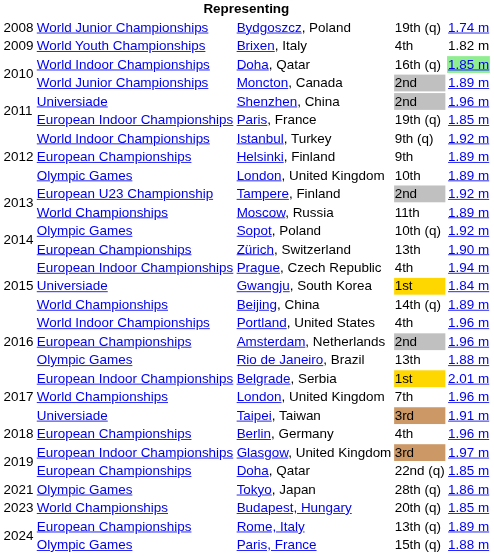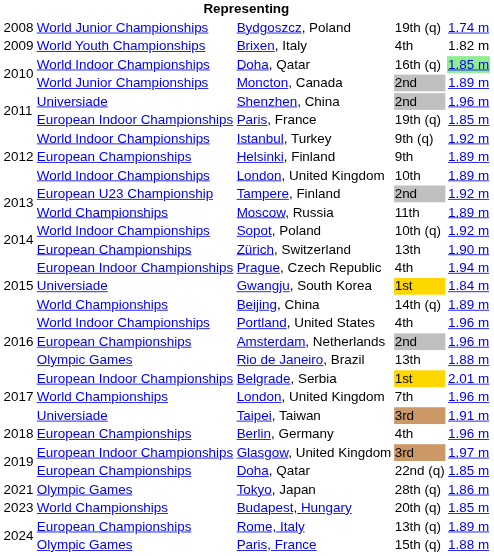(85, 175) Olympic Games -> (123, 175) World Indoor Championships
(85, 230) Olympic Games -> (123, 230) World Indoor Championships
